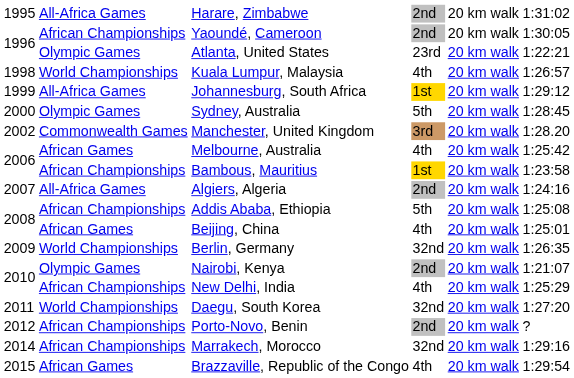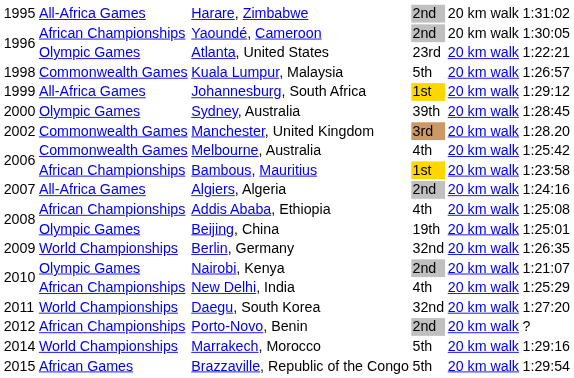(108, 72) World Championships -> (113, 72) Commonwealth Games
(422, 72) 4th -> (422, 72) 5th
(422, 111) 5th -> (426, 111) 39th
(86, 150) African Games -> (113, 150) Commonwealth Games
(422, 209) 5th -> (422, 209) 4th
(86, 229) African Games -> (90, 229) Olympic Games
(422, 229) 4th -> (426, 229) 19th
(112, 346) African Championships -> (108, 346) World Championships
(428, 346) 32nd -> (422, 346) 5th
(422, 366) 4th -> (422, 366) 5th
